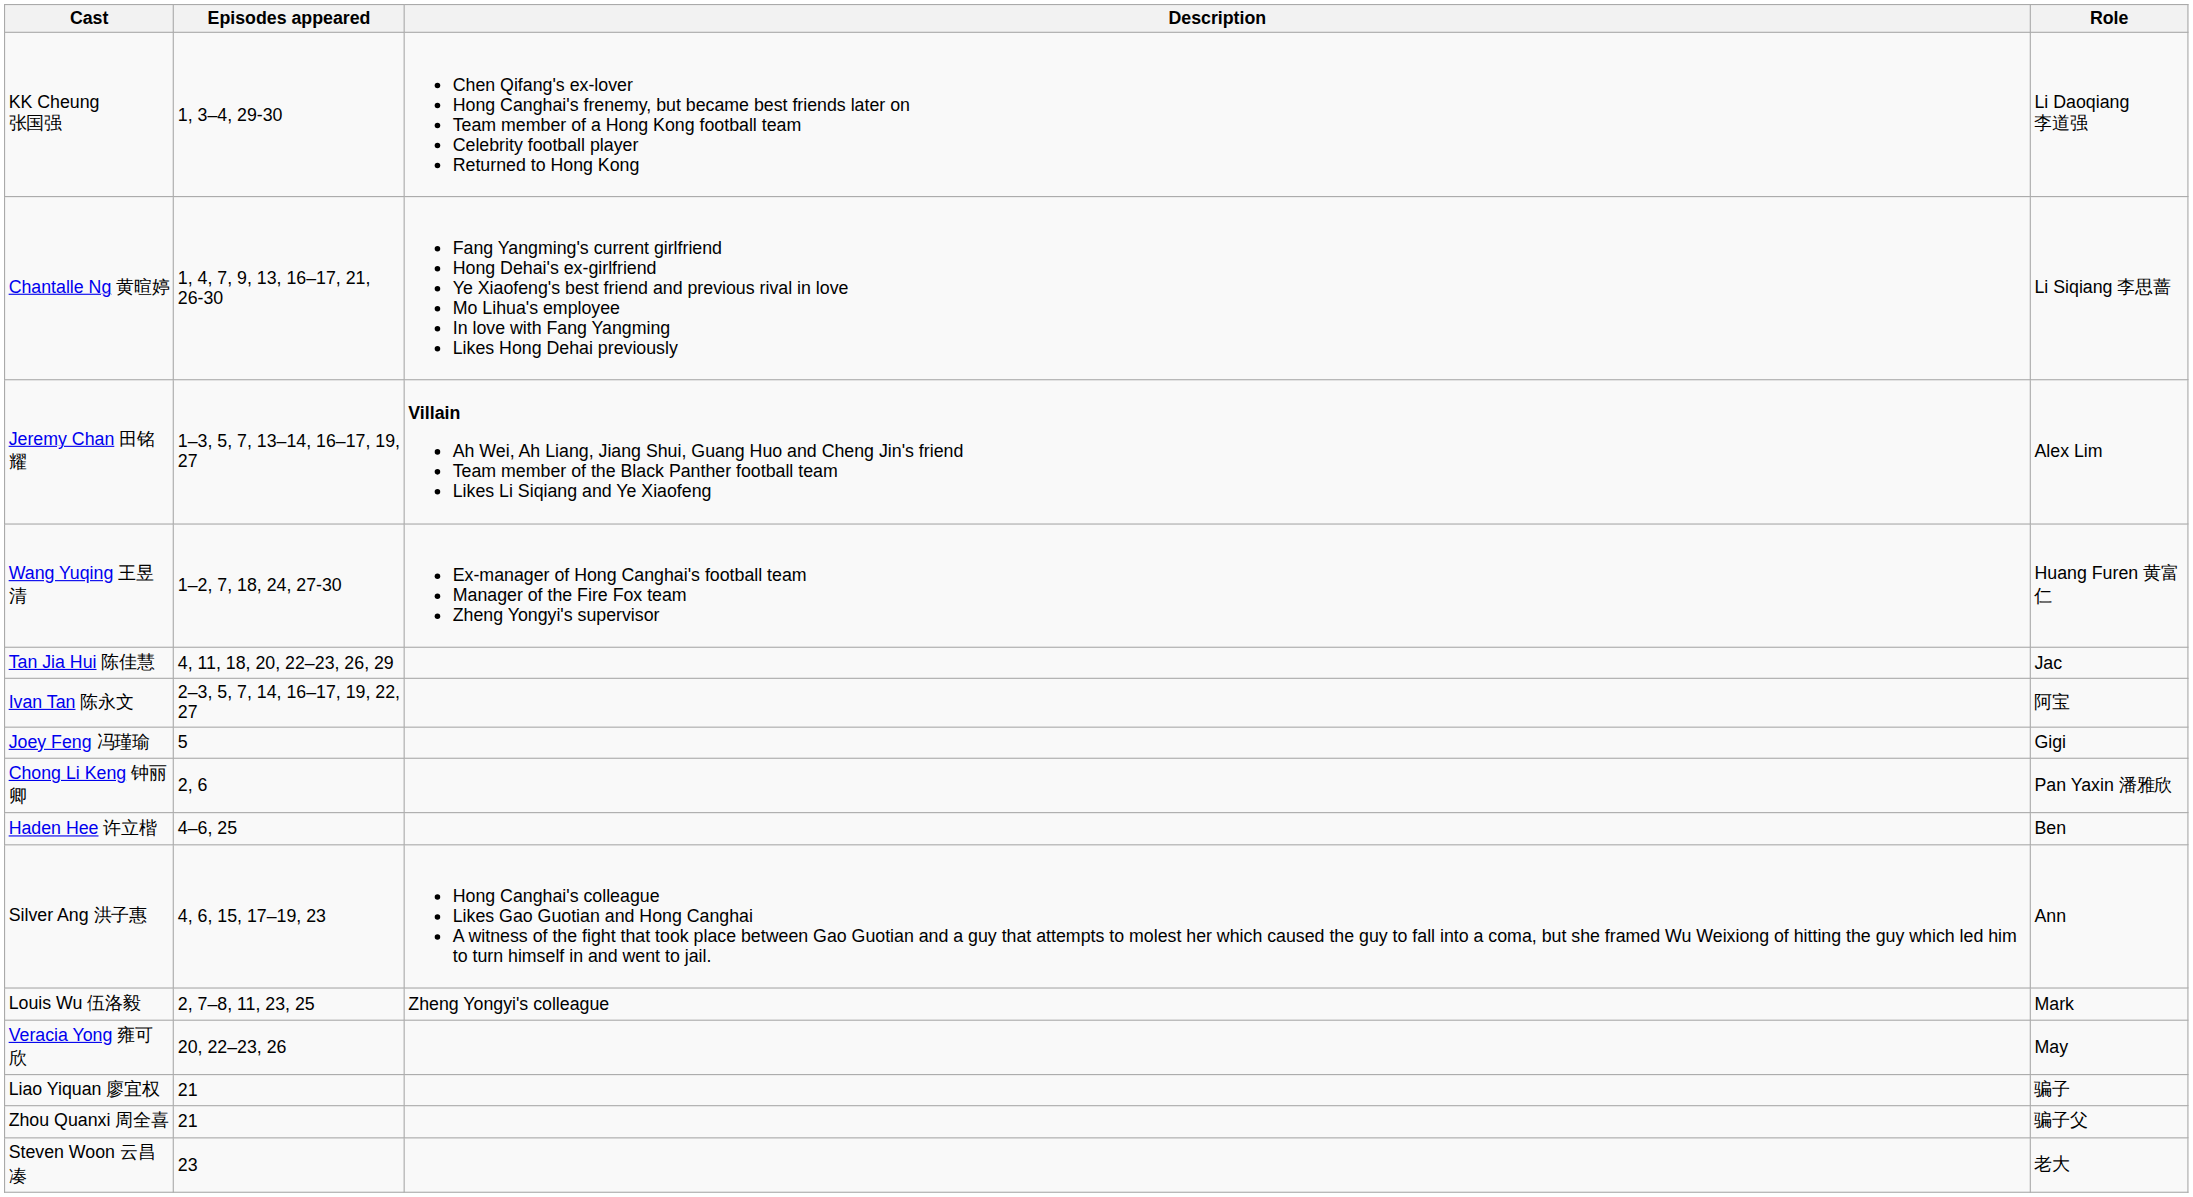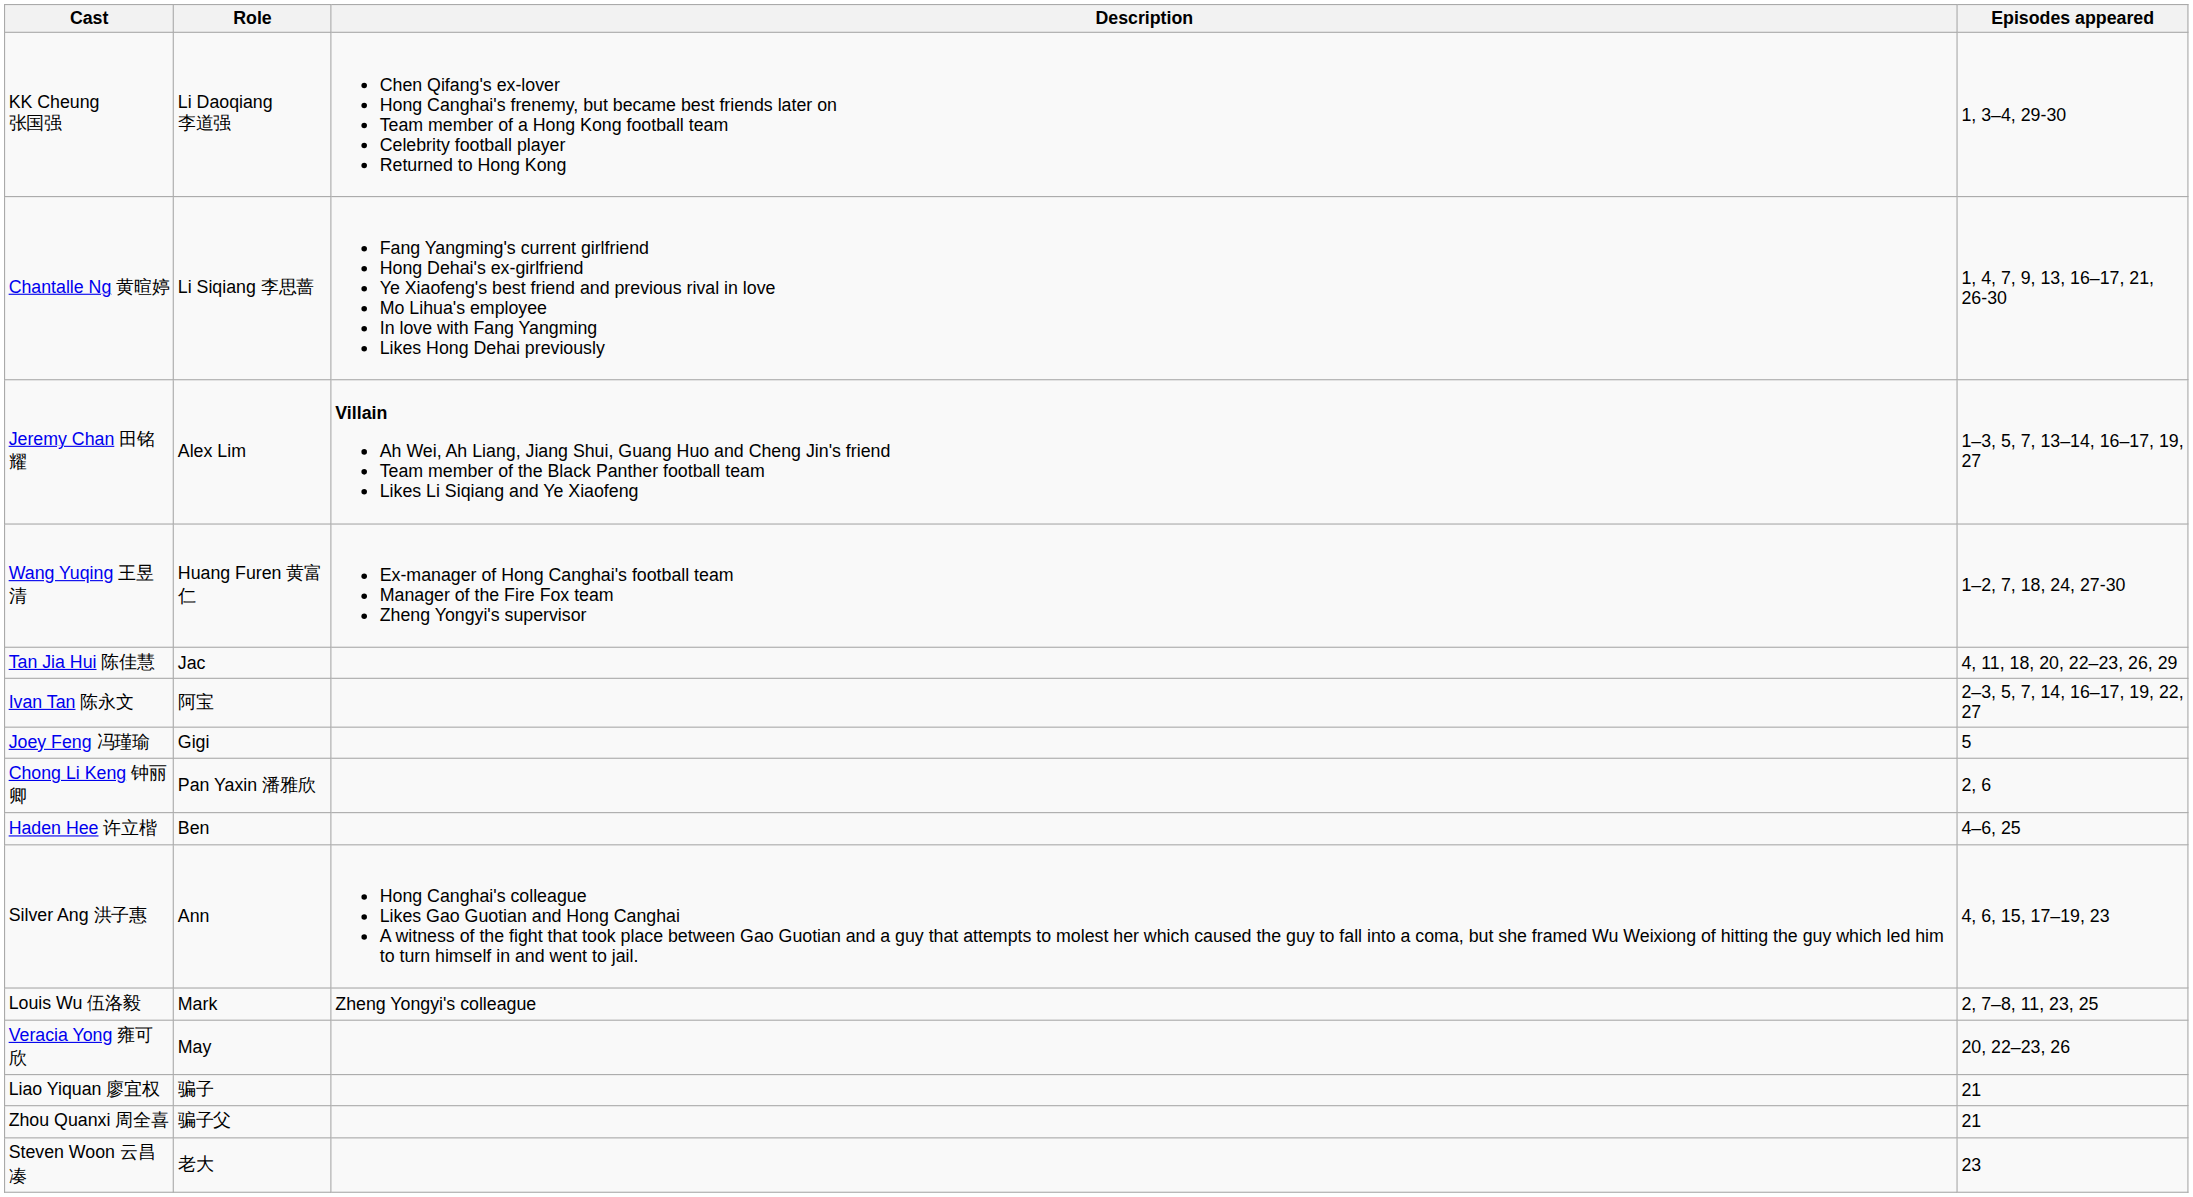columns swapped: (2109, 18) <-> (289, 18)
